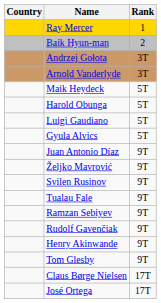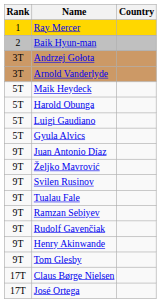columns swapped: (143, 12) <-> (24, 12)
